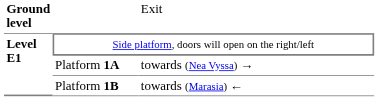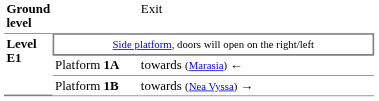(197, 65) towards (Nea Vyssa) → -> (192, 65) towards (Marasia) ←
(192, 85) towards (Marasia) ← -> (197, 85) towards (Nea Vyssa) →
